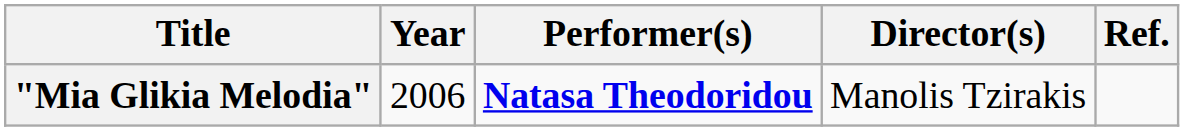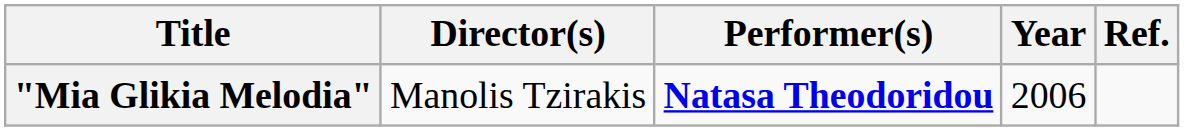columns swapped: (428, 34) <-> (958, 34)
